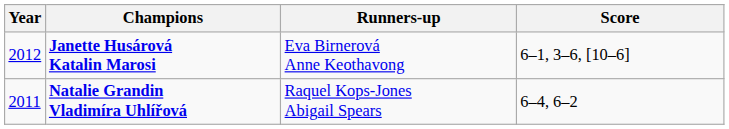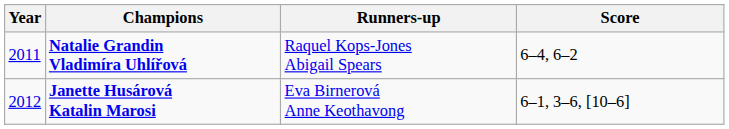rows swapped: (111, 55) <-> (118, 101)
